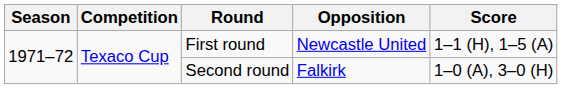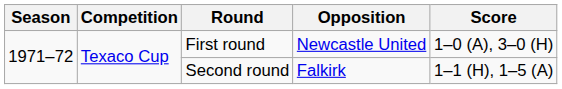(494, 44) 1–1 (H), 1–5 (A) -> (494, 44) 1–0 (A), 3–0 (H)
(494, 70) 1–0 (A), 3–0 (H) -> (494, 70) 1–1 (H), 1–5 (A)
